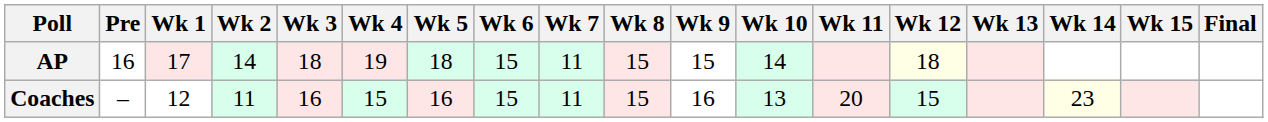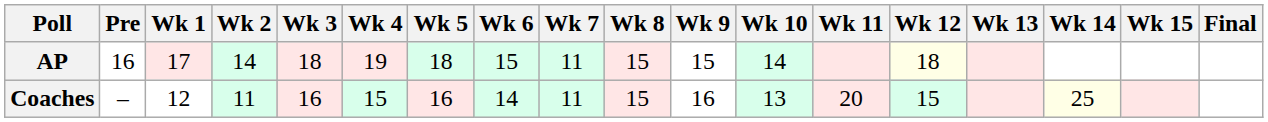(506, 98) 15 -> (506, 98) 14
(1083, 98) 23 -> (1083, 98) 25
